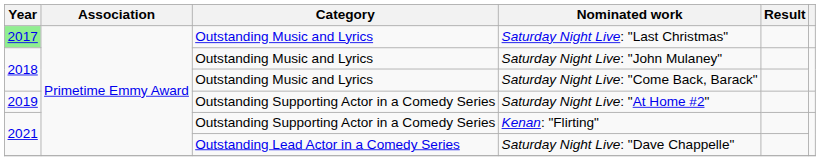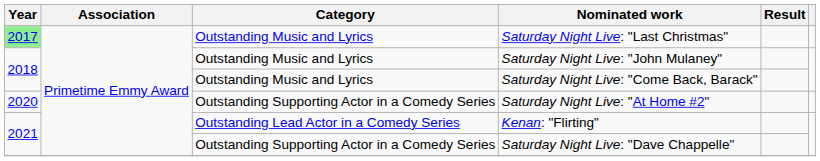(23, 101) 2019 -> (23, 101) 2020
(345, 123) Outstanding Supporting Actor in a Comedy Series -> (327, 123) Outstanding Lead Actor in a Comedy Series
(327, 144) Outstanding Lead Actor in a Comedy Series -> (345, 144) Outstanding Supporting Actor in a Comedy Series
